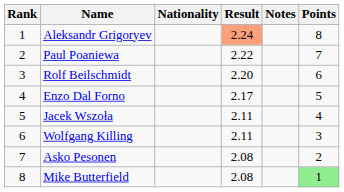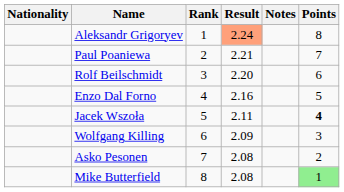columns swapped: (22, 14) <-> (188, 14)
(242, 55) 2.22 -> (242, 55) 2.21
(242, 95) 2.17 -> (242, 95) 2.16
(319, 116) normal -> (319, 116) bold
(242, 136) 2.11 -> (242, 136) 2.09
